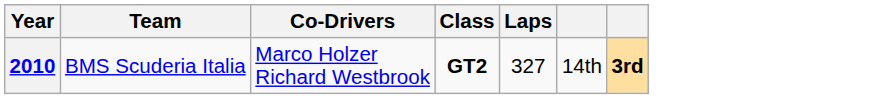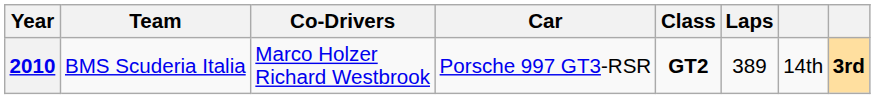+ column: (545, 21)
(528, 65) 327 -> (749, 65) 389
